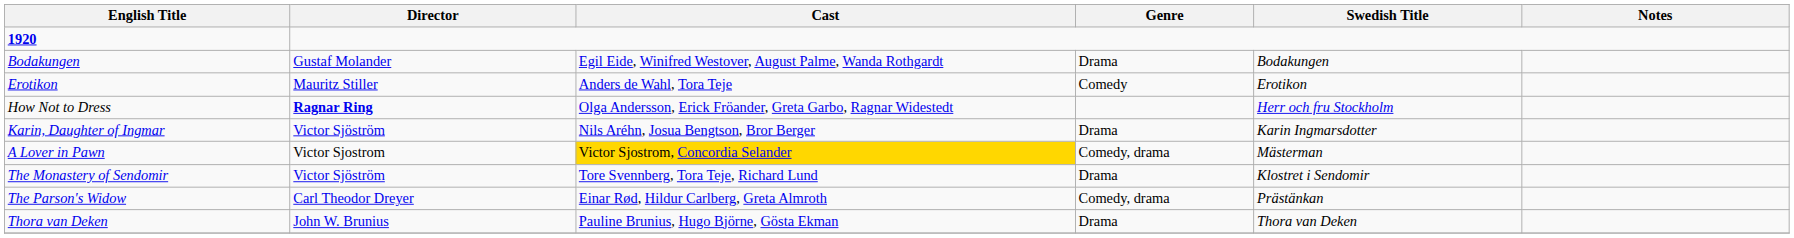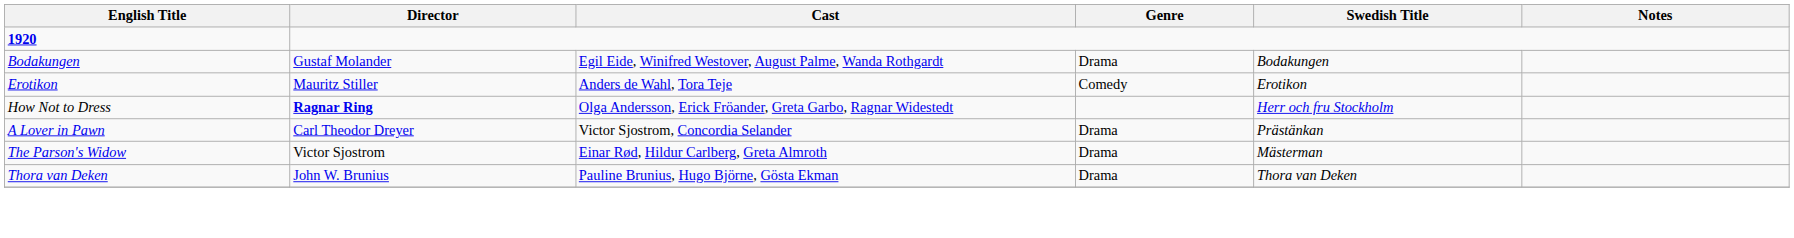- row: (86, 130)
(339, 152) Victor Sjostrom -> (354, 130) Carl Theodor Dreyer
(685, 152) gold background -> (685, 130) no background
(1124, 152) Comedy, drama -> (1098, 130) Drama
(1290, 152) Mästerman -> (1290, 130) Prästänkan
- row: (88, 175)
(354, 198) Carl Theodor Dreyer -> (339, 152) Victor Sjostrom
(1124, 198) Comedy, drama -> (1098, 152) Drama
(1290, 198) Prästänkan -> (1290, 152) Mästerman
